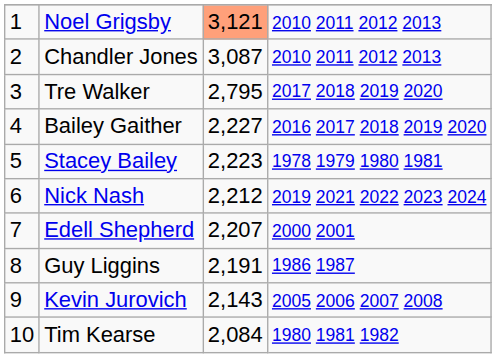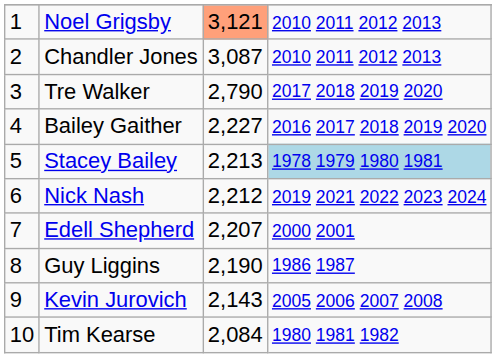(235, 91) 2,795 -> (235, 91) 2,790
(235, 160) 2,223 -> (235, 160) 2,213
(357, 161) no background -> (357, 161) lightblue background
(235, 265) 2,191 -> (235, 265) 2,190
